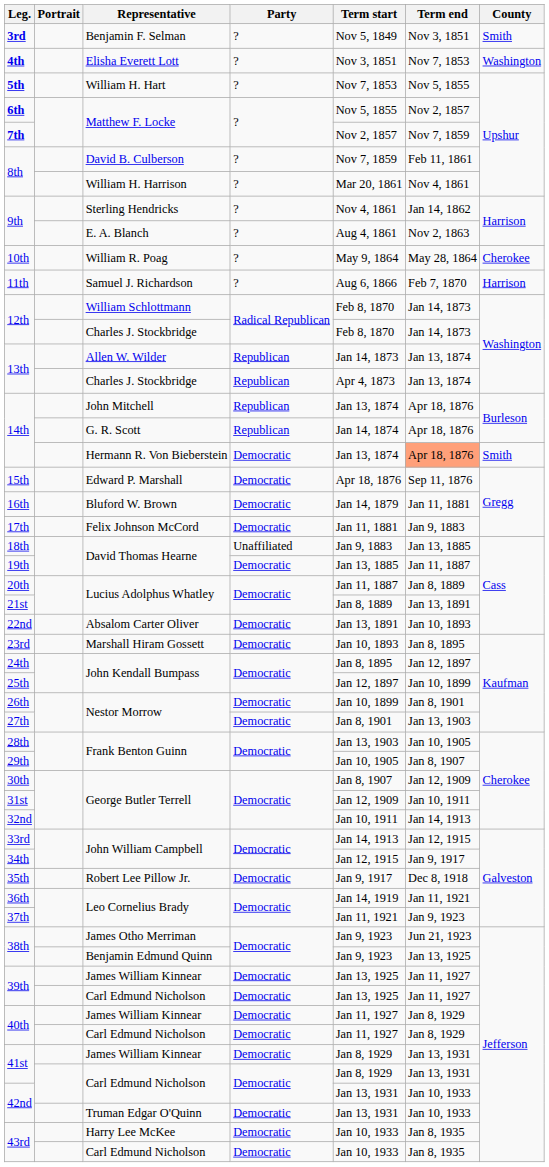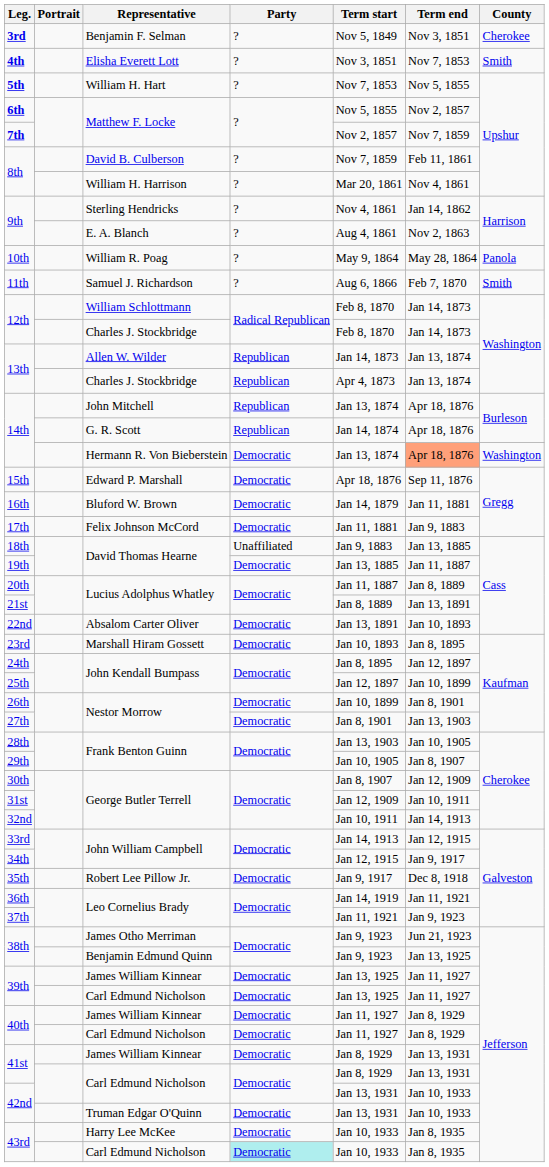(497, 36) Smith -> (506, 36) Cherokee
(512, 60) Washington -> (497, 60) Smith
(506, 258) Cherokee -> (499, 258) Panola
(504, 282) Harrison -> (497, 282) Smith
(497, 455) Smith -> (512, 455) Washington
(262, 1151) no background -> (262, 1151) paleturquoise background
